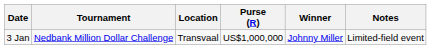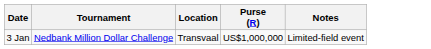- column: (315, 17)
